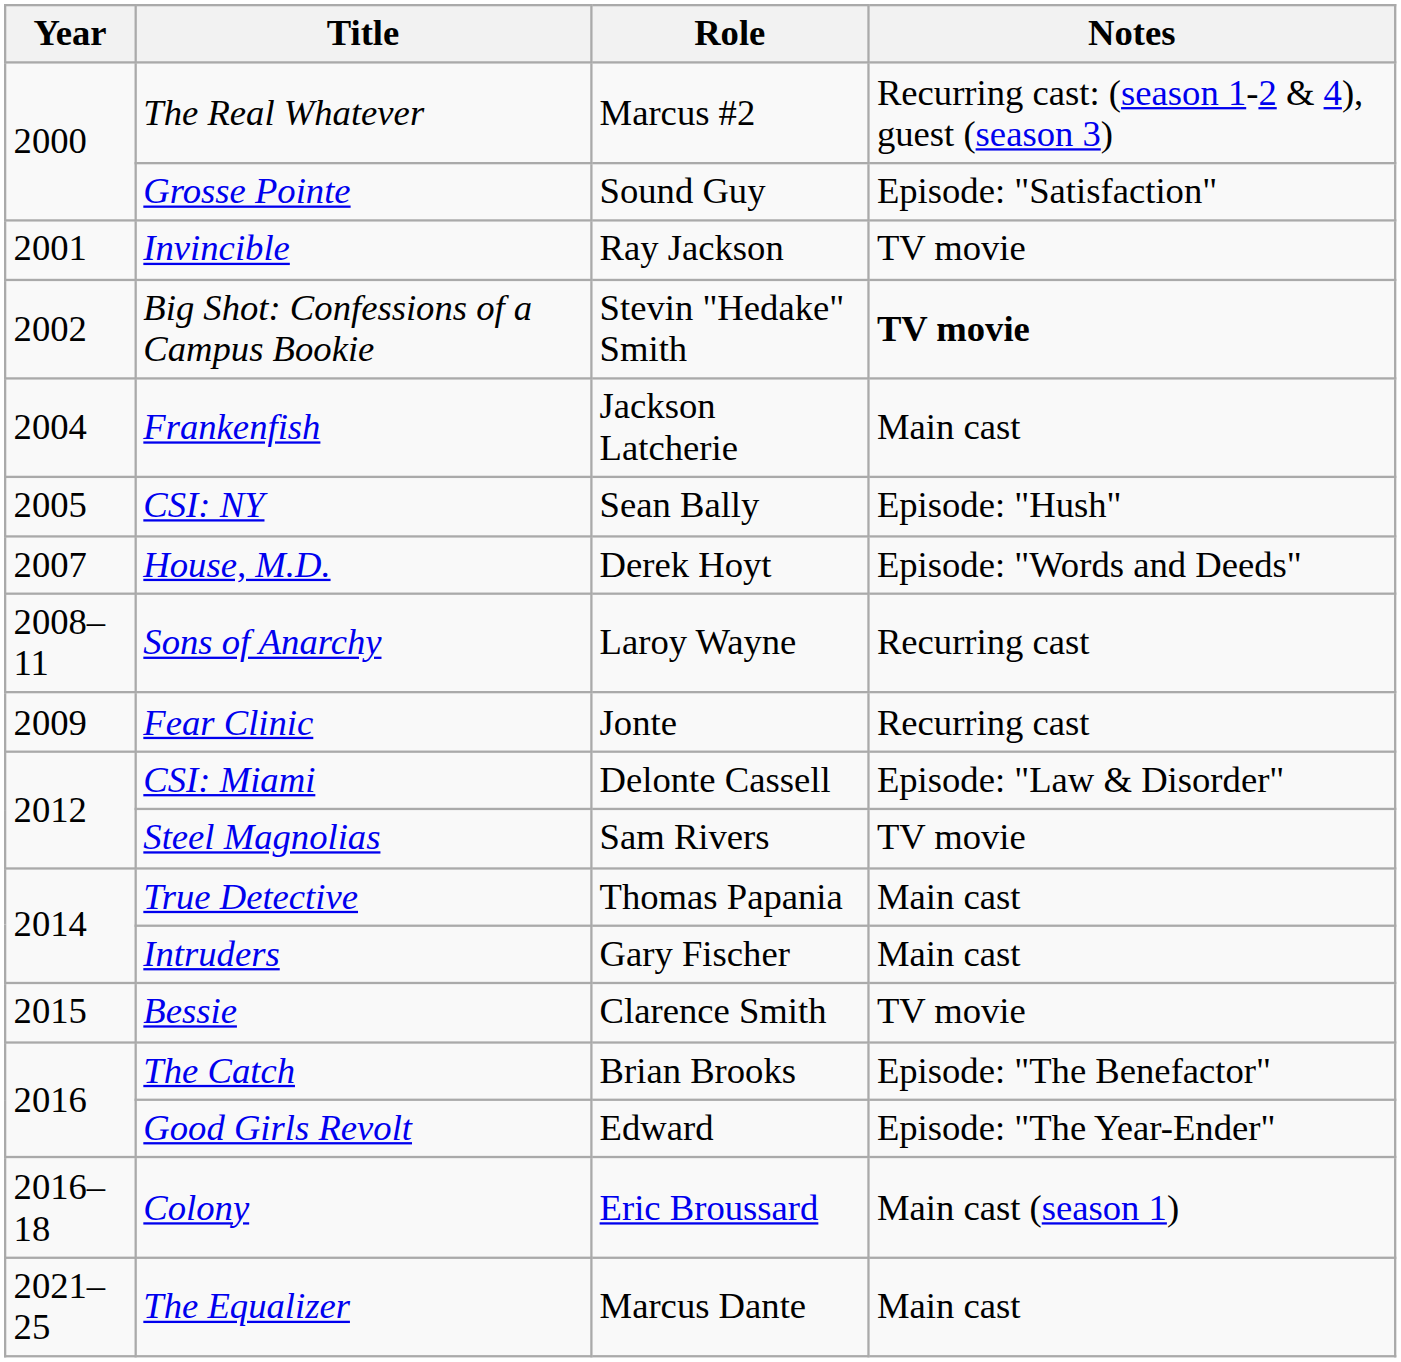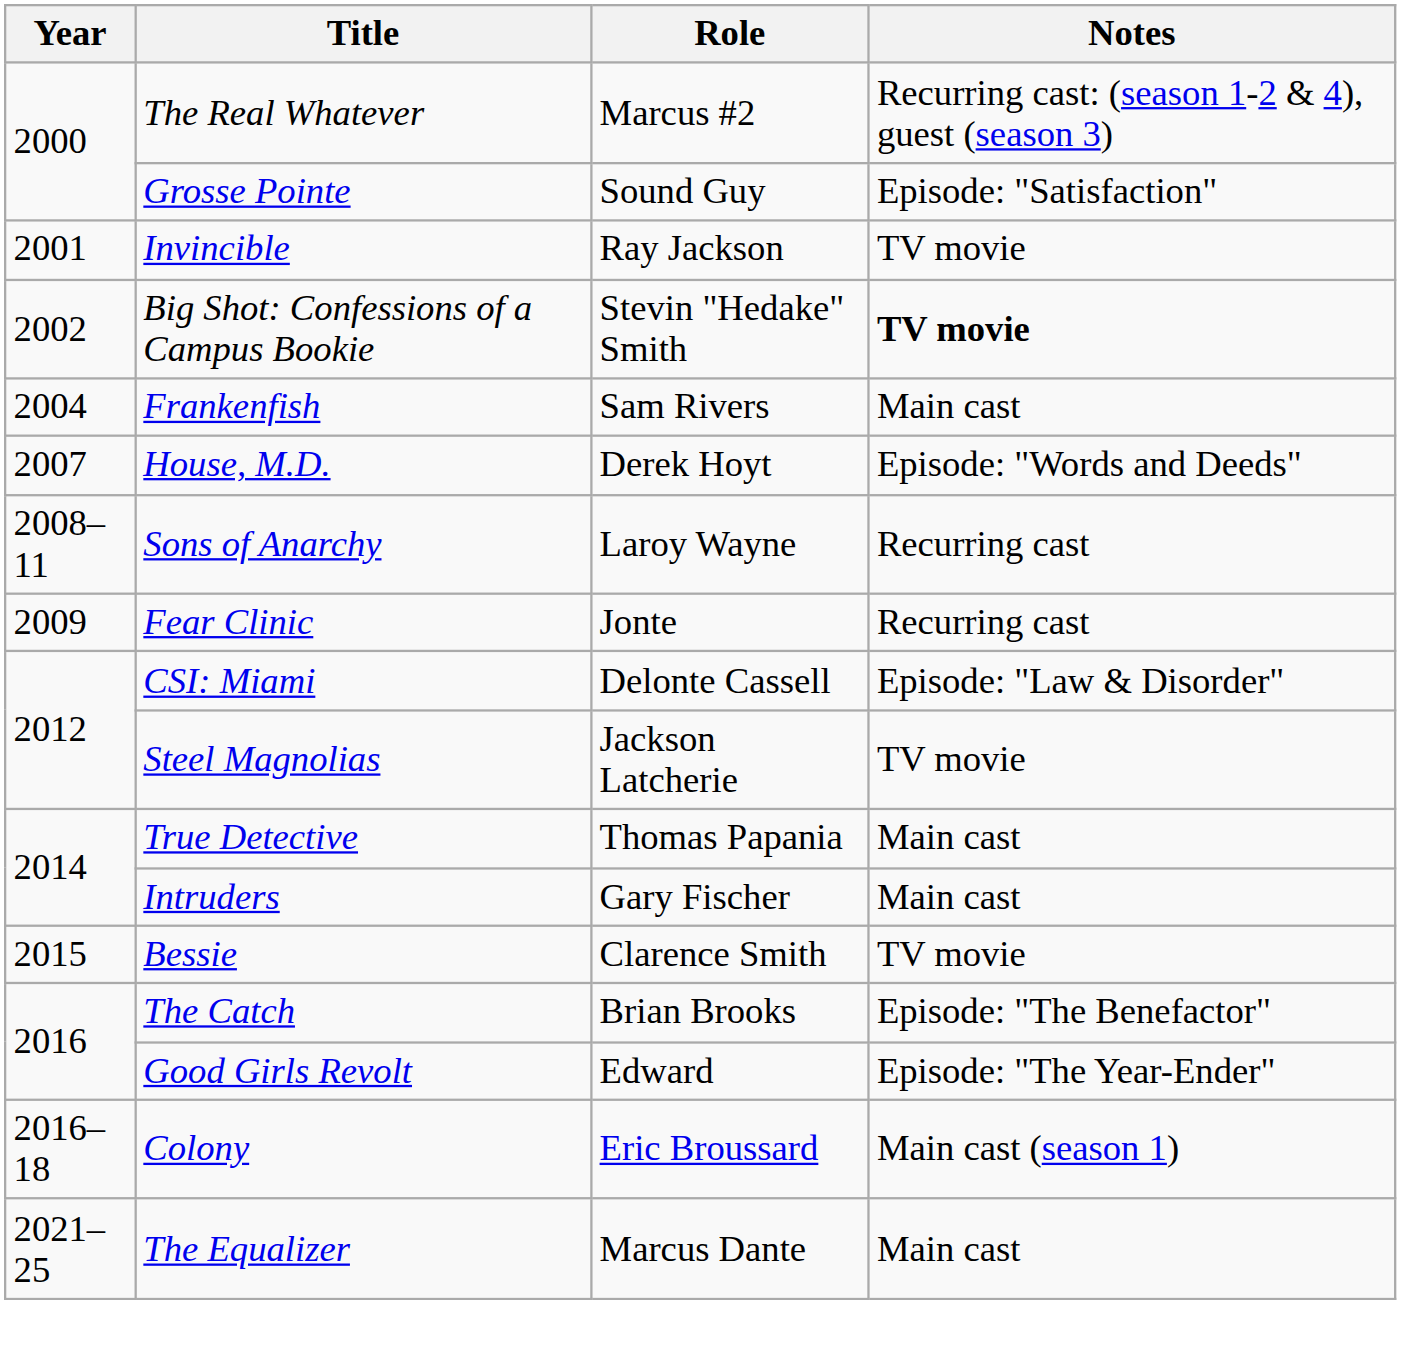(669, 427) Jackson Latcherie -> (685, 406) Sam Rivers
- row: (204, 505)
(685, 837) Sam Rivers -> (669, 758) Jackson Latcherie
